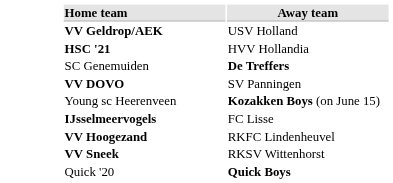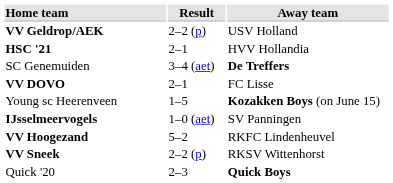+ column: (197, 12)
(264, 83) SV Panningen -> (251, 83) FC Lisse
(251, 119) FC Lisse -> (264, 119) SV Panningen
